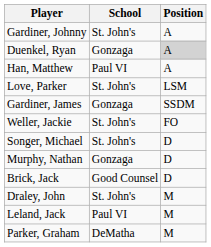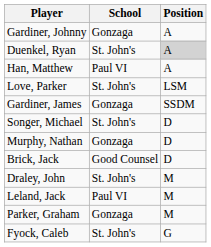(114, 31) St. John's -> (112, 31) Gonzaga
(112, 50) Gonzaga -> (114, 50) St. John's
- row: (39, 123)
(113, 232) DeMatha -> (112, 214) Gonzaga
+ row: (38, 232)
